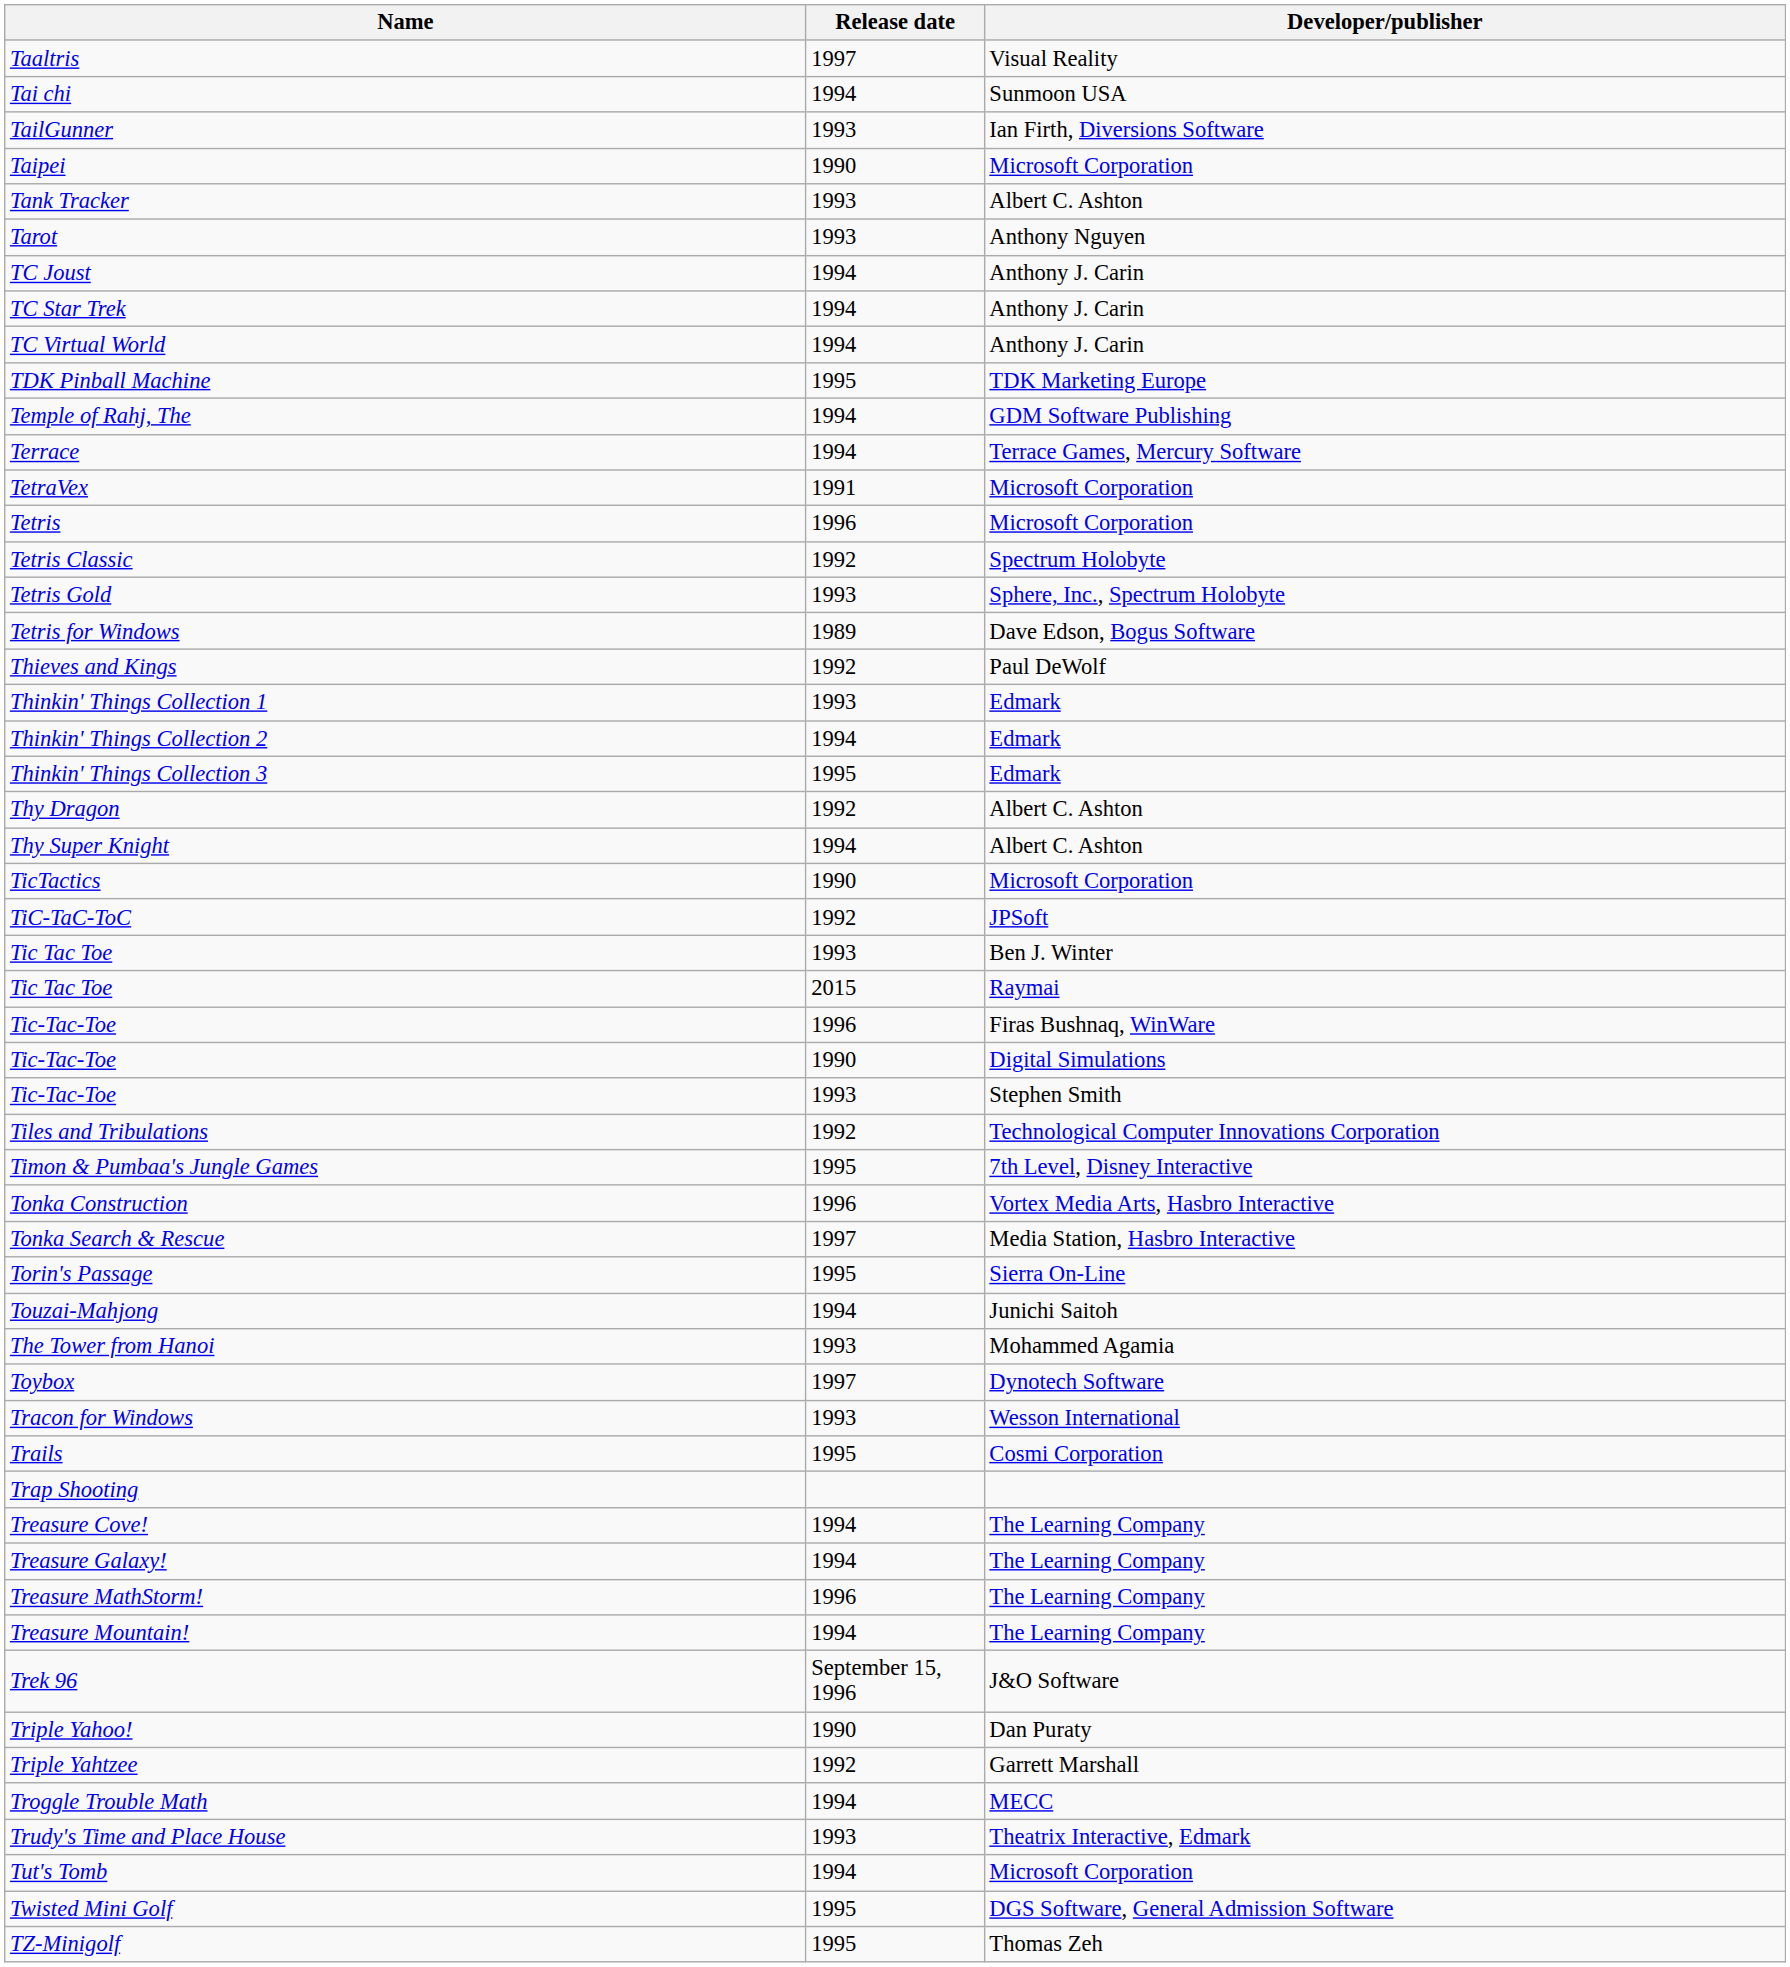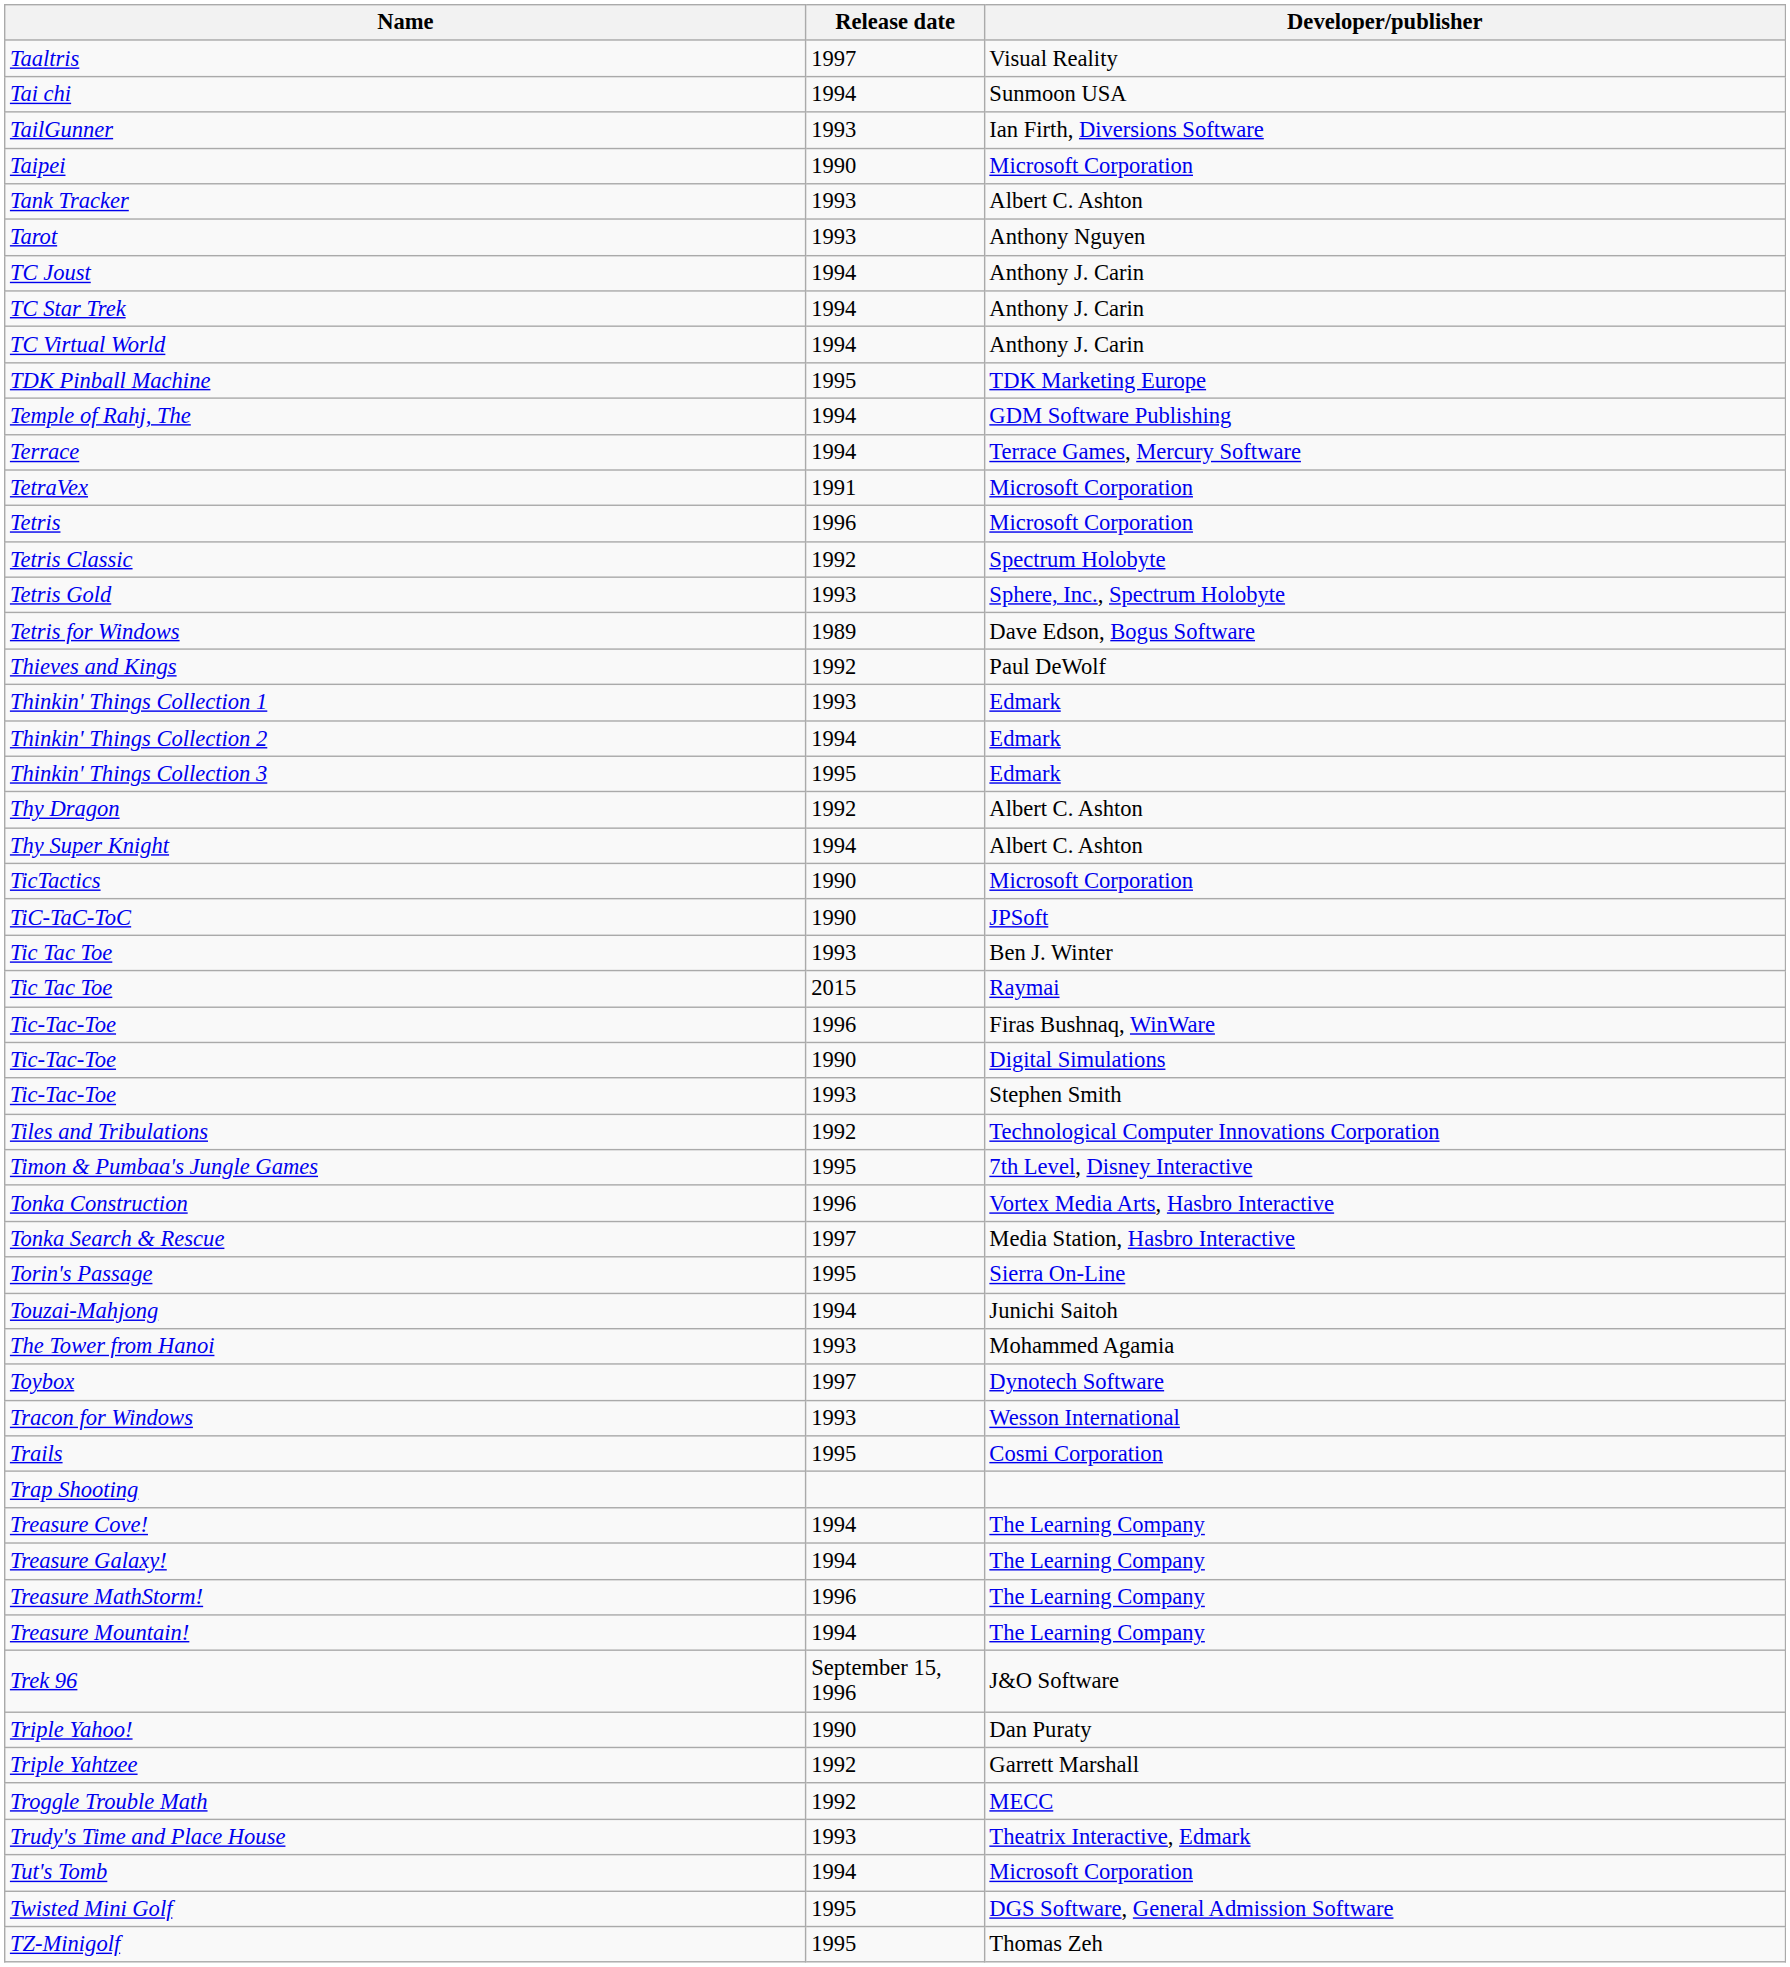(834, 916) 1992 -> (834, 916) 1990
(834, 1800) 1994 -> (834, 1800) 1992
